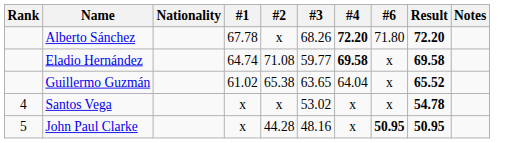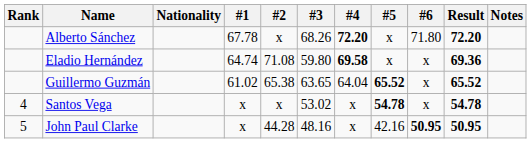+ column: (389, 15)
(316, 60) 59.77 -> (316, 60) 59.80
(429, 60) 69.58 -> (466, 60) 69.36
